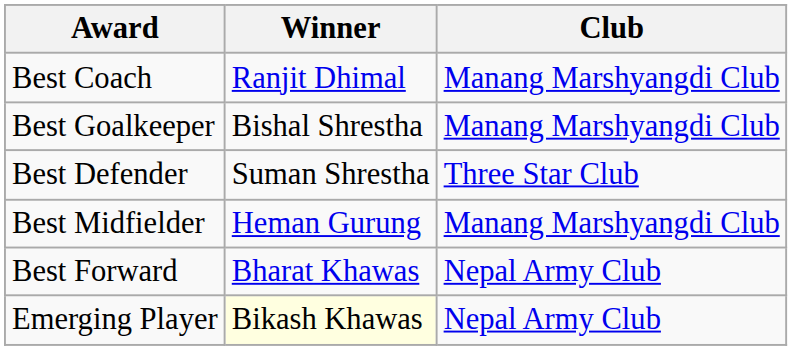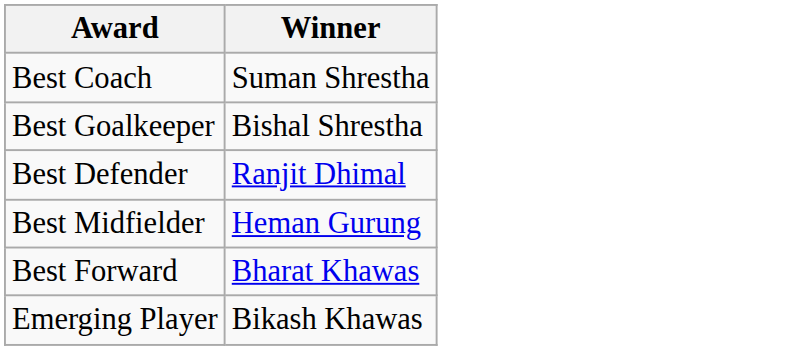- column: (612, 28)
(319, 77) Ranjit Dhimal -> (331, 77) Suman Shrestha
(331, 174) Suman Shrestha -> (319, 174) Ranjit Dhimal
(327, 319) lightyellow background -> (327, 319) no background
